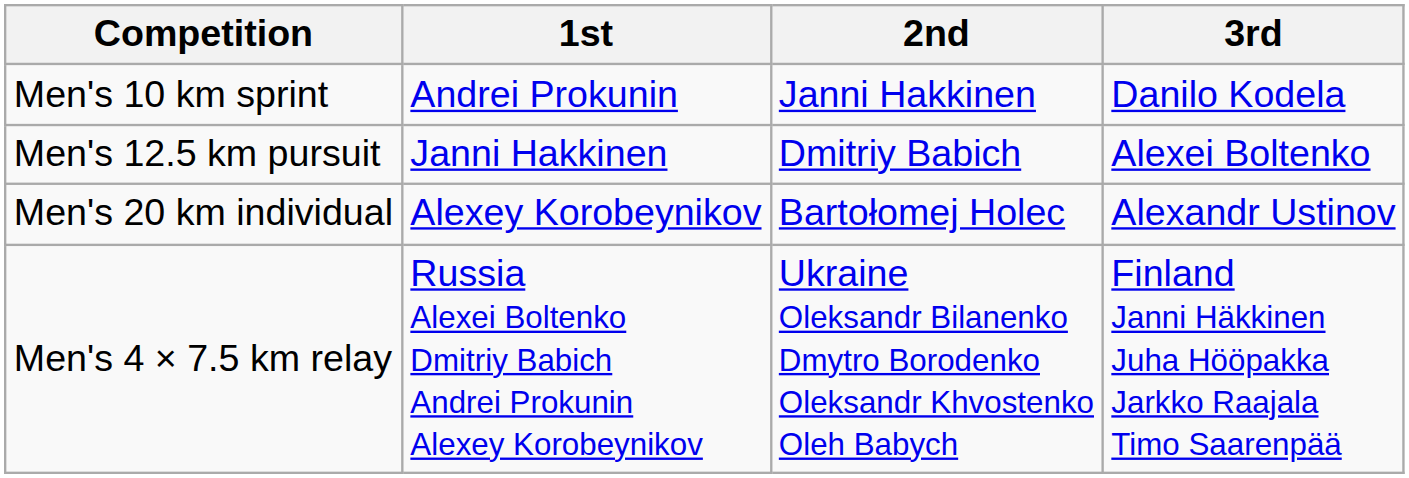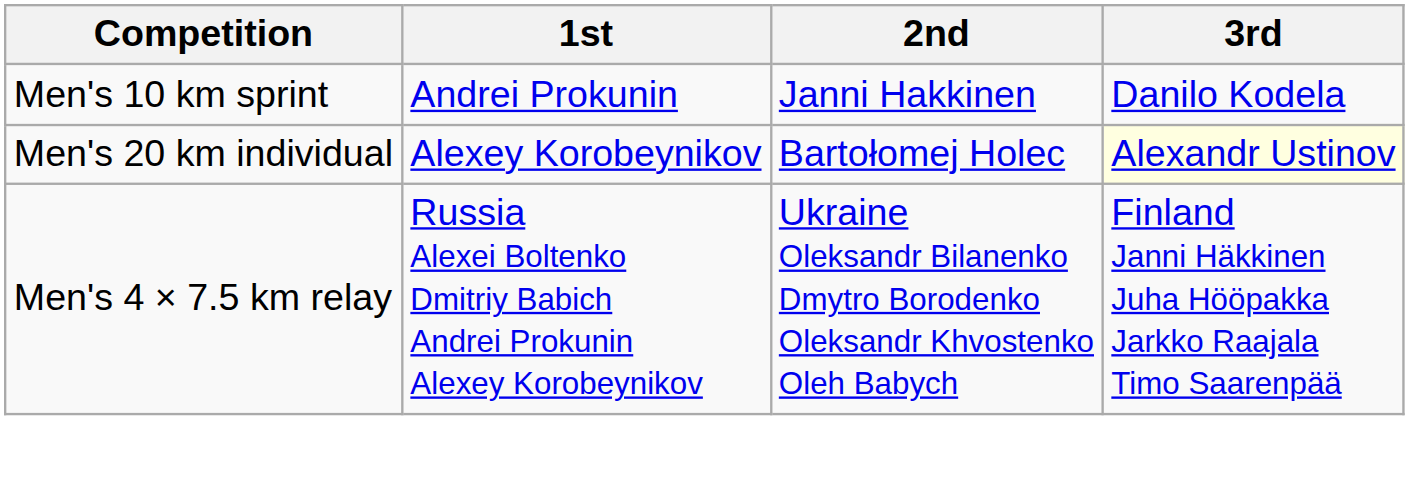- row: (197, 153)
(1253, 213) no background -> (1253, 153) lightyellow background
